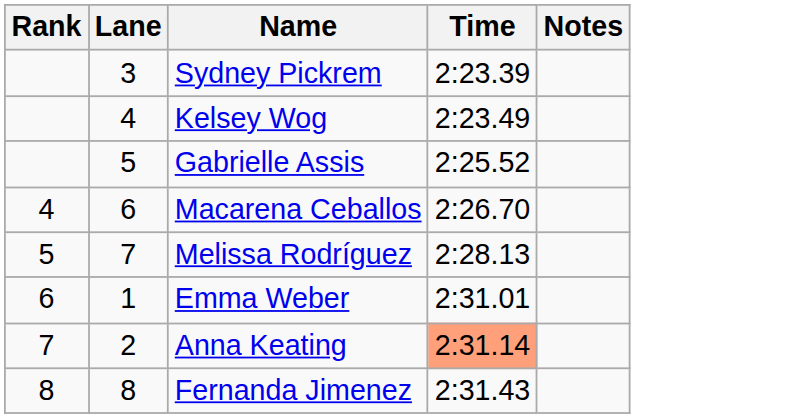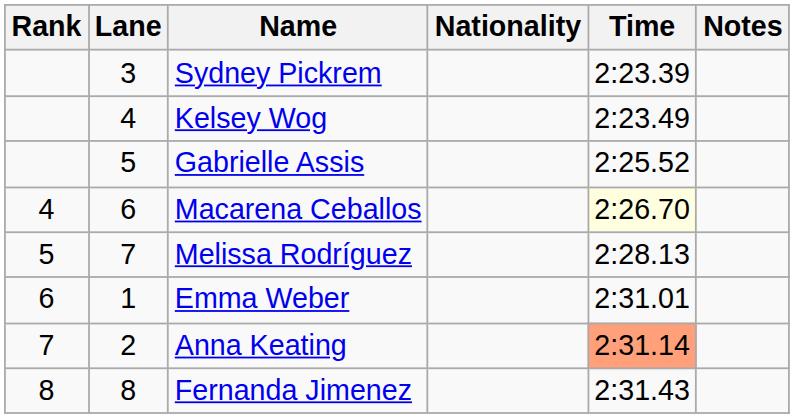+ column: (508, 27)
(483, 208) no background -> (642, 208) lightyellow background
